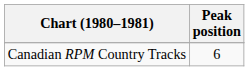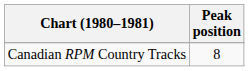(217, 54) 6 -> (217, 54) 8
